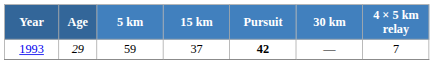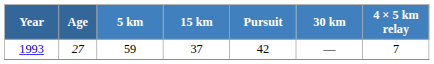(78, 49) 29 -> (78, 49) 27
(263, 49) bold -> (263, 49) normal
